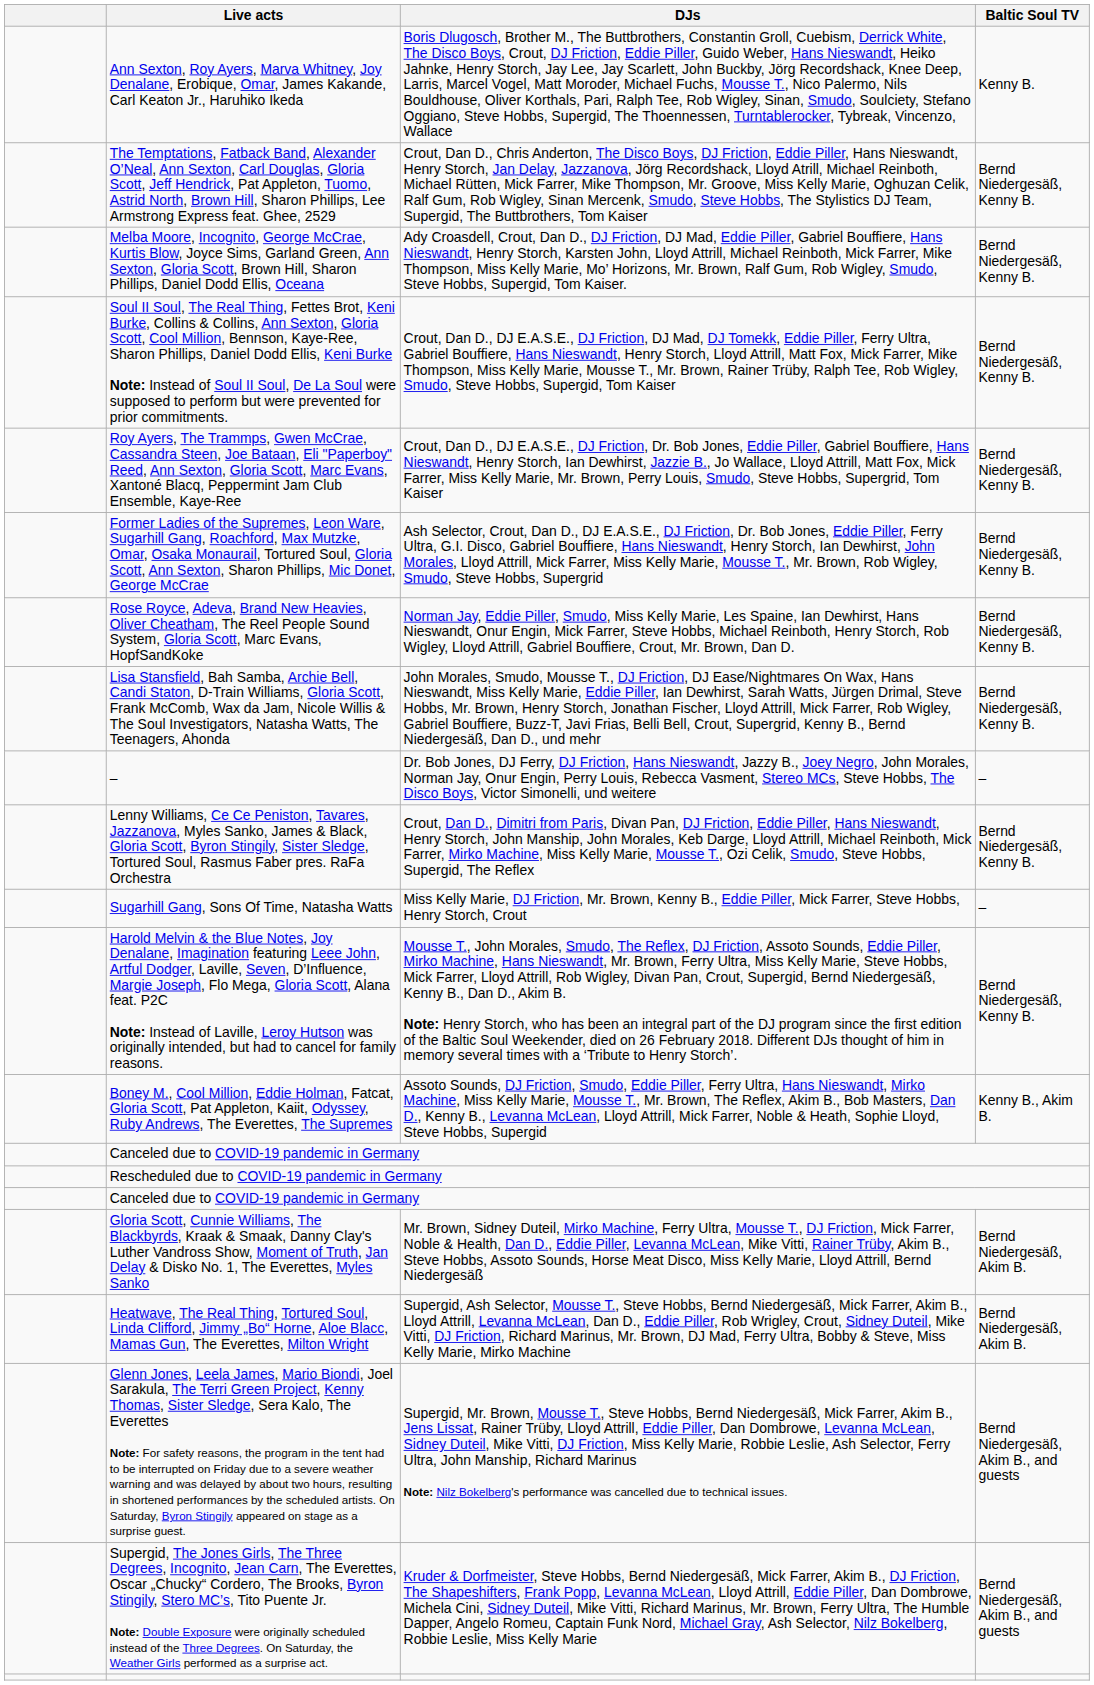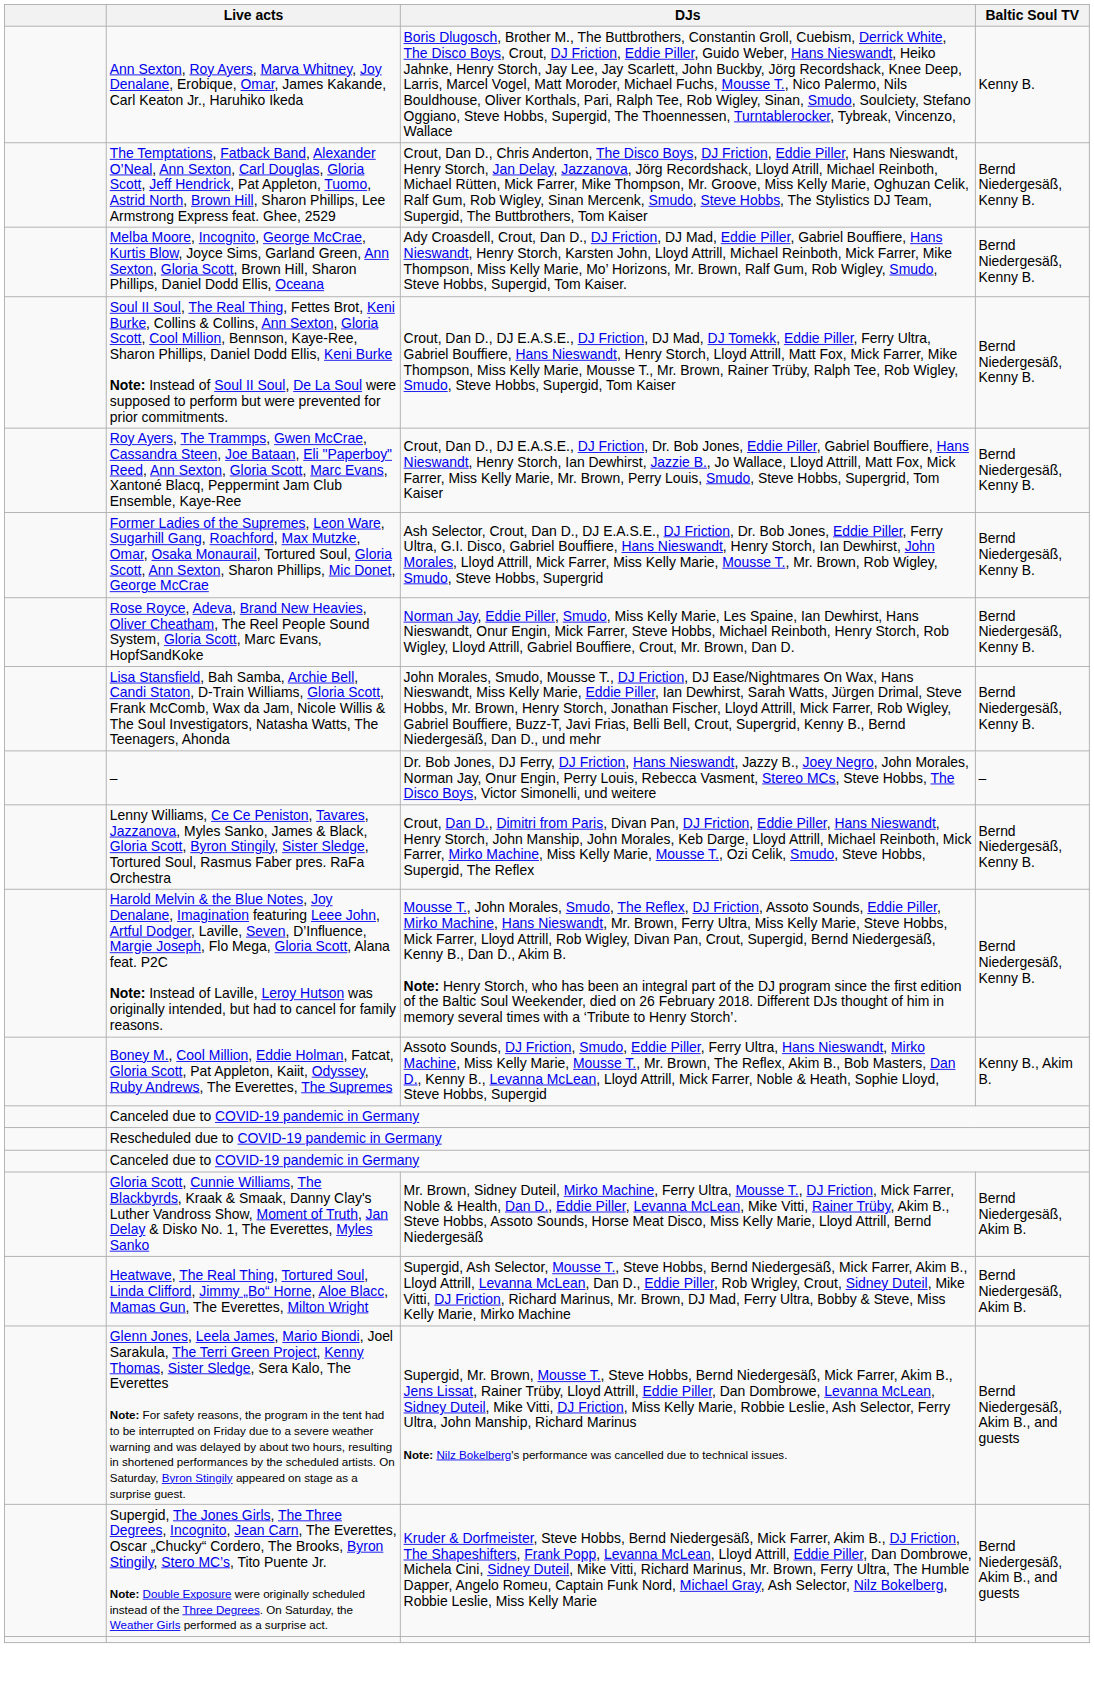- row: (251, 908)
